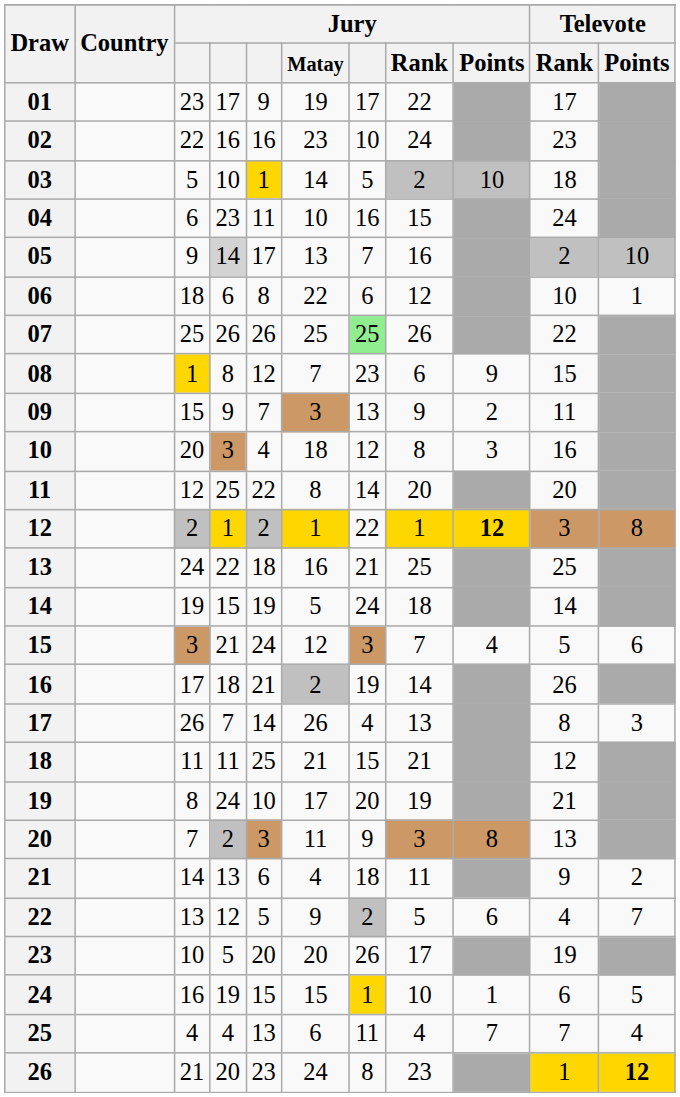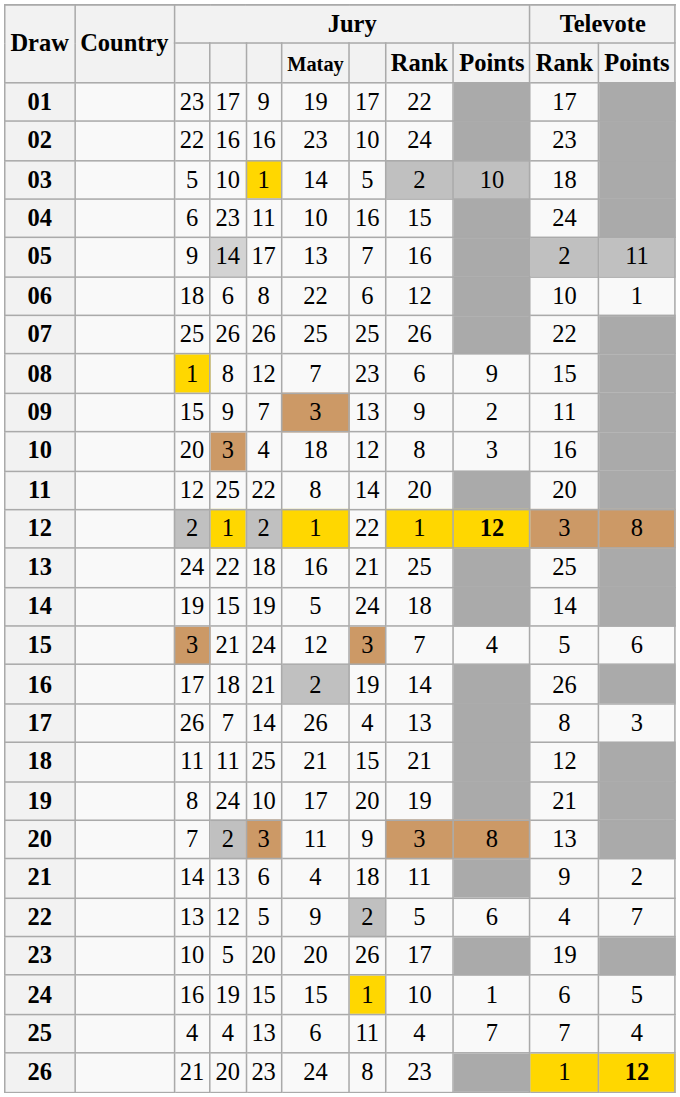(637, 256) 10 -> (637, 256) 11
(367, 334) lightgreen background -> (367, 334) no background
